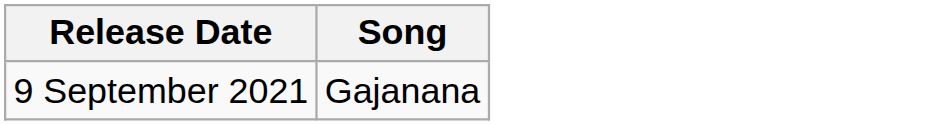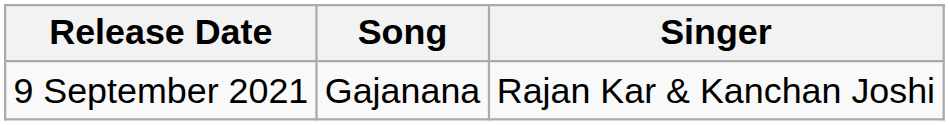+ column: (716, 32)
